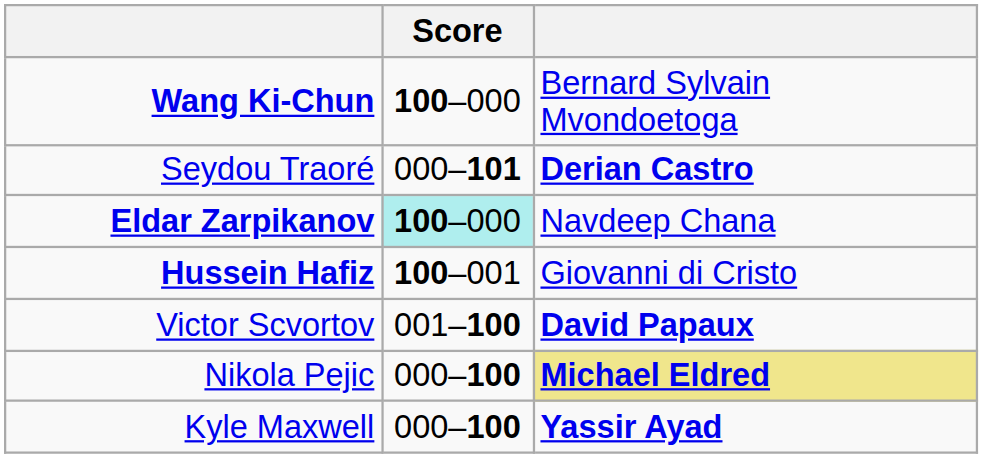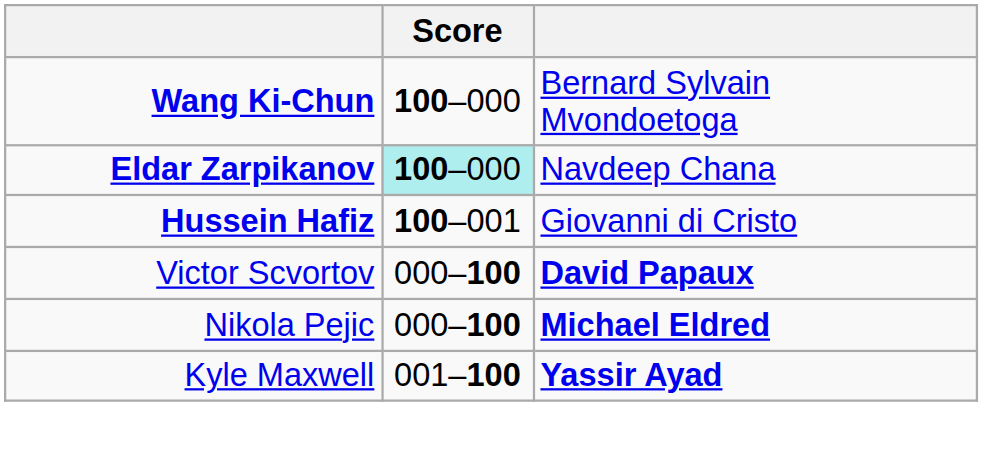- row: (268, 170)
(457, 324) 001–100 -> (457, 273) 000–100
(655, 376) khaki background -> (655, 324) no background
(457, 427) 000–100 -> (457, 376) 001–100
